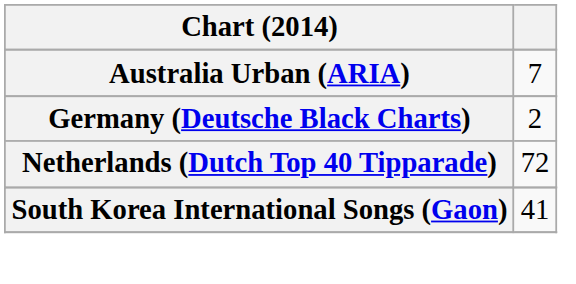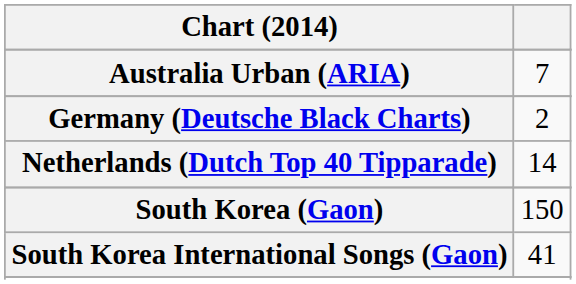(535, 163) 72 -> (542, 163) 14
+ row: (259, 208)
